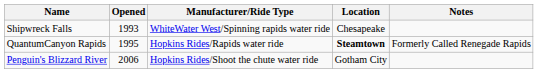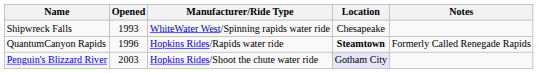(128, 44) 1995 -> (128, 44) 1996
(128, 60) 2006 -> (128, 60) 2003
(361, 60) no background -> (361, 60) lavender background
